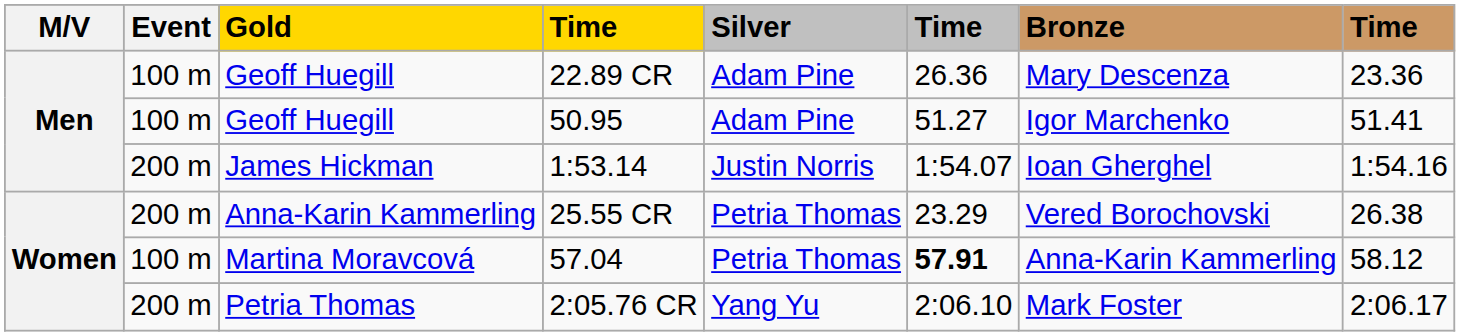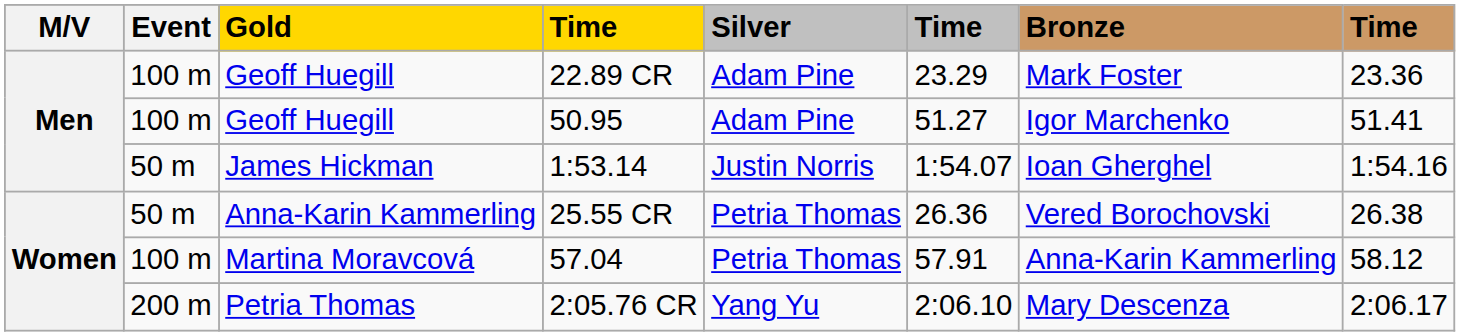(951, 74) 26.36 -> (951, 74) 23.29
(1127, 74) Mary Descenza -> (1104, 74) Mark Foster
(171, 167) 200 m -> (163, 167) 50 m
(171, 213) 200 m -> (163, 213) 50 m
(951, 213) 23.29 -> (951, 213) 26.36
(951, 259) bold -> (951, 259) normal
(1104, 306) Mark Foster -> (1127, 306) Mary Descenza
